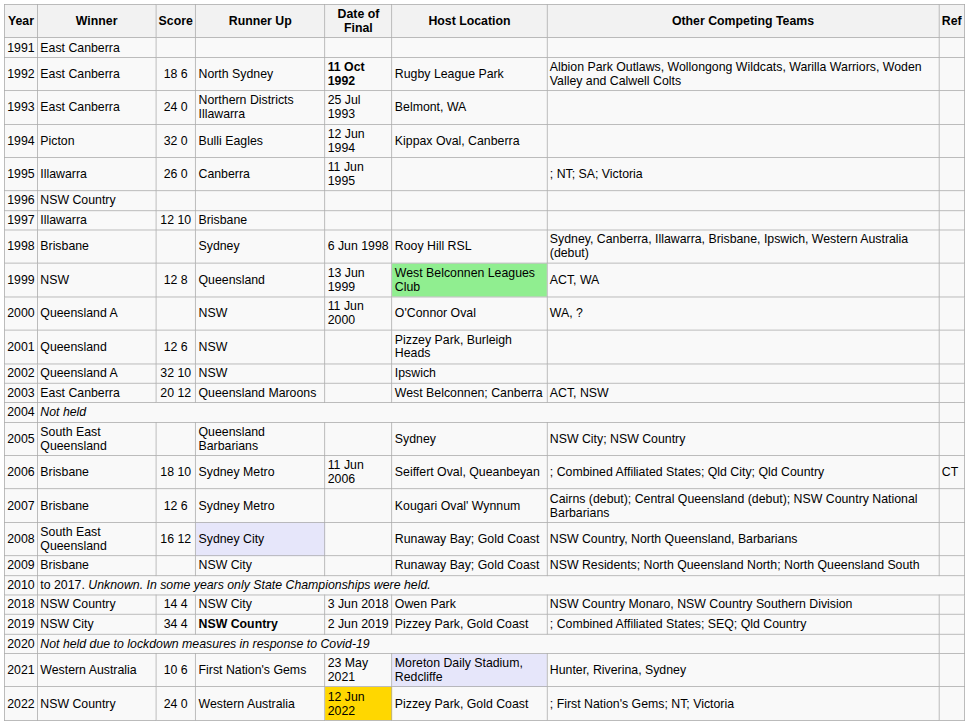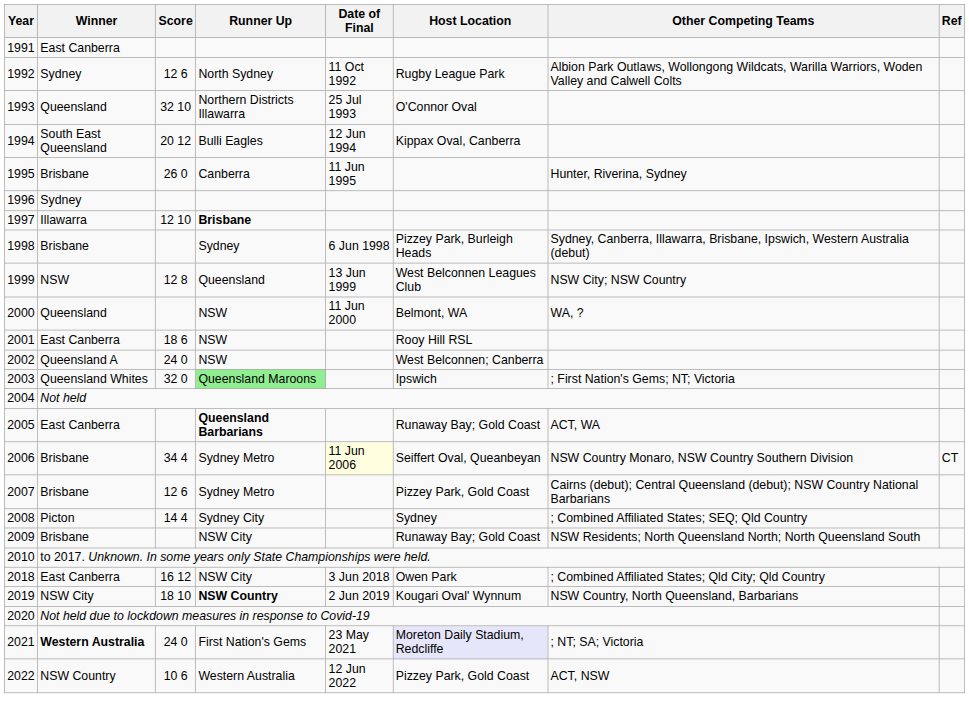(80, 74) East Canberra -> (61, 74) Sydney
(176, 74) 18 6 -> (176, 74) 12 6
(346, 74) bold -> (346, 74) normal
(80, 107) East Canberra -> (74, 107) Queensland
(176, 107) 24 0 -> (176, 107) 32 10
(431, 107) Belmont, WA -> (436, 107) O'Connor Oval
(57, 140) Picton -> (74, 140) South East Queensland
(176, 140) 32 0 -> (176, 140) 20 12
(64, 174) Illawarra -> (65, 174) Brisbane
(596, 174) ; NT; SA; Victoria -> (619, 174) Hunter, Riverina, Sydney
(78, 200) NSW Country -> (61, 200) Sydney
(223, 220) normal -> (225, 220) bold
(433, 246) Rooy Hill RSL -> (454, 246) Pizzey Park, Burleigh Heads
(465, 280) lightgreen background -> (466, 280) no background
(575, 280) ACT, WA -> (618, 280) NSW City; NSW Country
(79, 313) Queensland A -> (74, 313) Queensland
(435, 313) O'Connor Oval -> (431, 313) Belmont, WA
(74, 347) Queensland -> (80, 340) East Canberra
(176, 347) 12 6 -> (176, 340) 18 6
(453, 347) Pizzey Park, Burleigh Heads -> (434, 340) Rooy Hill RSL
(176, 373) 32 10 -> (176, 359) 24 0
(415, 373) Ipswich -> (470, 359) West Belconnen; Canberra
(80, 393) East Canberra -> (94, 379) Queensland Whites
(176, 393) 20 12 -> (176, 379) 32 0
(257, 393) no background -> (257, 379) lightgreen background
(469, 393) West Belconnen; Canberra -> (416, 379) Ipswich
(579, 393) ACT, NSW -> (643, 379) ; First Nation's Gems; NT; Victoria
(74, 439) South East Queensland -> (80, 425) East Canberra
(232, 439) normal -> (234, 425) bold
(415, 439) Sydney -> (468, 425) Runaway Bay; Gold Coast
(618, 439) NSW City; NSW Country -> (575, 425) ACT, WA
(176, 472) 18 10 -> (176, 458) 34 4
(346, 472) no background -> (347, 458) lightyellow background
(687, 472) ; Combined Affiliated States; Qld City; Qld Country -> (702, 458) NSW Country Monaro, NSW Country Southern Division
(458, 505) Kougari Oval' Wynnum -> (462, 491) Pizzey Park, Gold Coast
(74, 539) South East Queensland -> (57, 518) Picton
(176, 539) 16 12 -> (176, 518) 14 4
(231, 539) lavender background -> (231, 518) no background
(467, 539) Runaway Bay; Gold Coast -> (416, 518) Sydney
(674, 539) NSW Country, North Queensland, Barbarians -> (679, 518) ; Combined Affiliated States; SEQ; Qld Country
(78, 604) NSW Country -> (80, 577) East Canberra
(176, 604) 14 4 -> (176, 577) 16 12
(701, 604) NSW Country Monaro, NSW Country Southern Division -> (688, 577) ; Combined Affiliated States; Qld City; Qld Country
(176, 624) 34 4 -> (176, 596) 18 10
(462, 624) Pizzey Park, Gold Coast -> (458, 596) Kougari Oval' Wynnum
(678, 624) ; Combined Affiliated States; SEQ; Qld Country -> (674, 596) NSW Country, North Queensland, Barbarians
(88, 670) normal -> (92, 642) bold
(176, 670) 10 6 -> (176, 642) 24 0
(618, 670) Hunter, Riverina, Sydney -> (597, 642) ; NT; SA; Victoria
(176, 703) 24 0 -> (176, 675) 10 6
(346, 703) gold background -> (347, 675) no background
(642, 703) ; First Nation's Gems; NT; Victoria -> (580, 675) ACT, NSW
